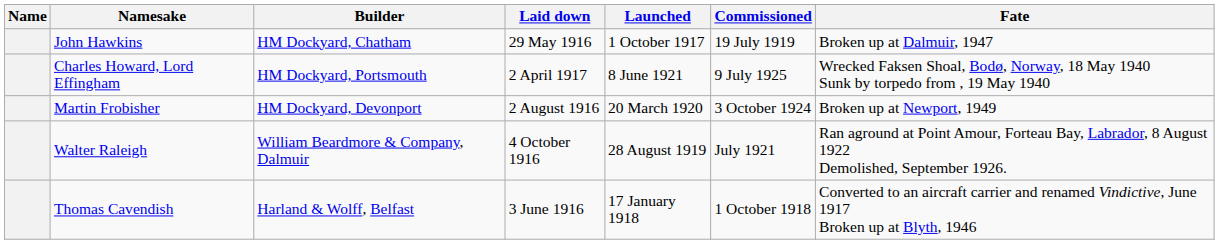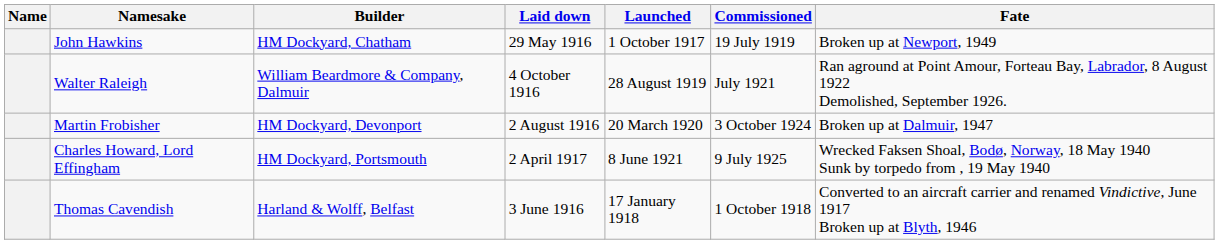(906, 41) Broken up at Dalmuir, 1947 -> (908, 41) Broken up at Newport, 1949
rows swapped: (101, 150) <-> (124, 74)
(908, 108) Broken up at Newport, 1949 -> (906, 125) Broken up at Dalmuir, 1947
